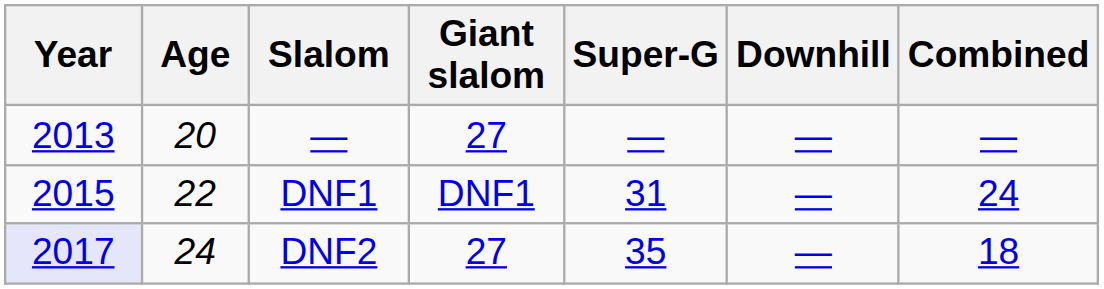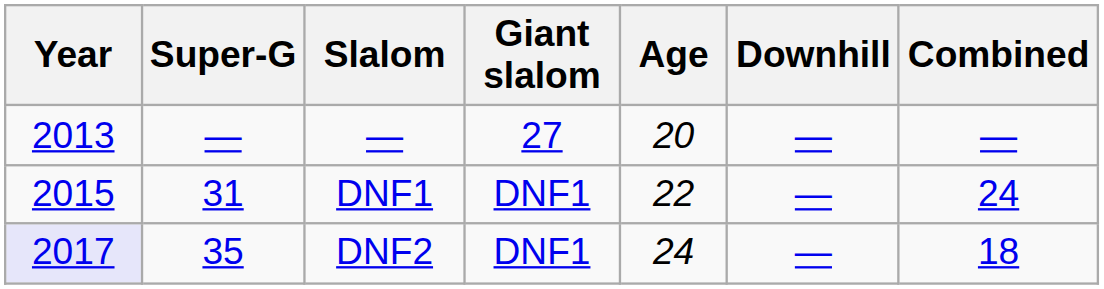columns swapped: (195, 54) <-> (646, 54)
(486, 252) 27 -> (542, 252) DNF1
